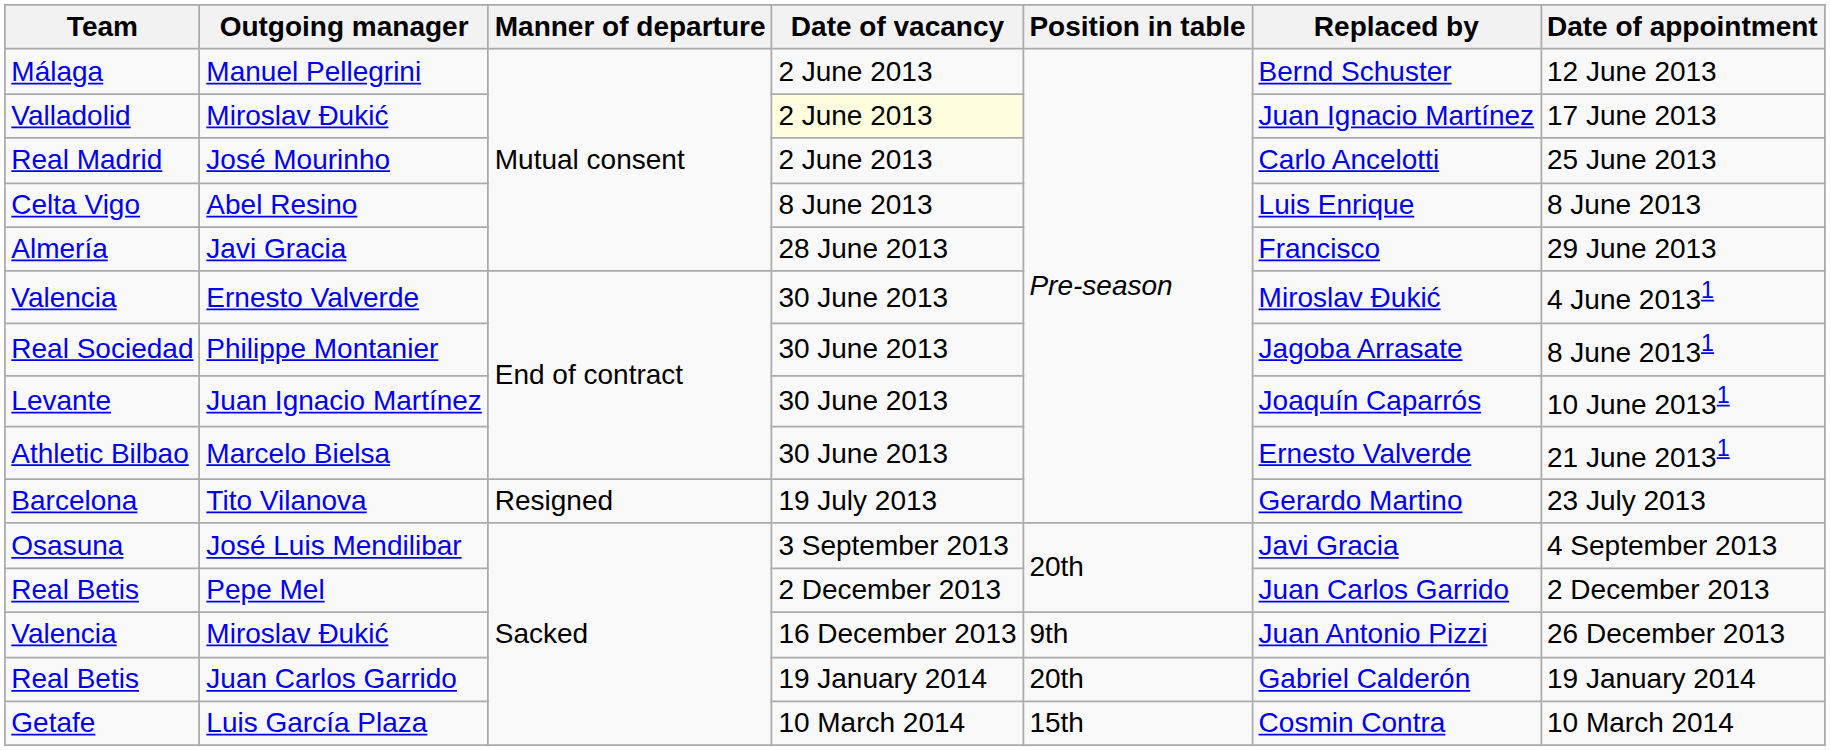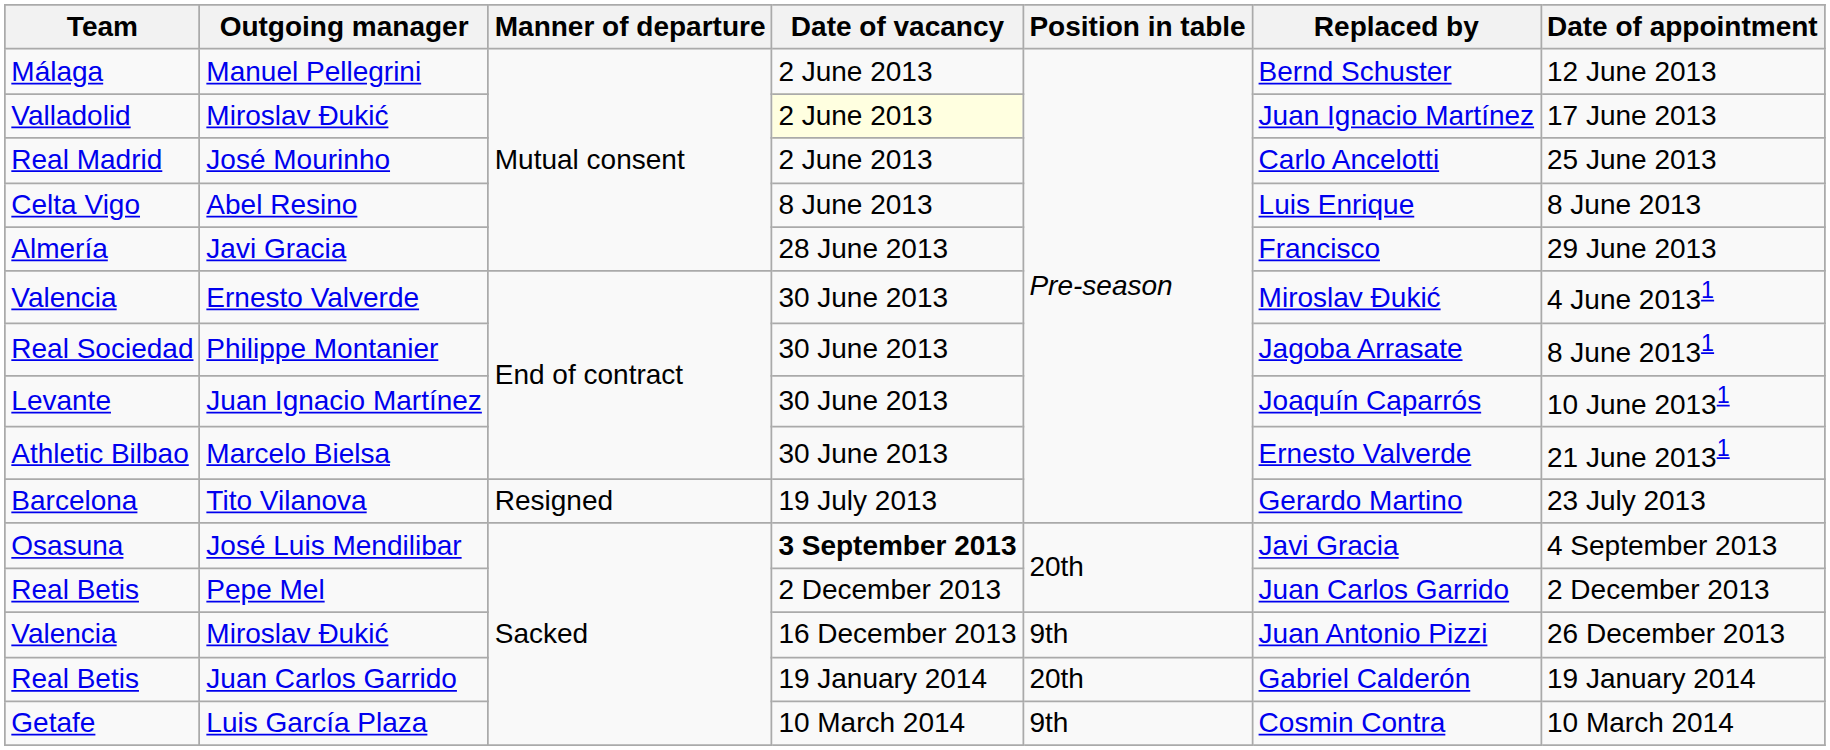(894, 545) normal -> (897, 545) bold
(1057, 723) 15th -> (1049, 723) 9th
